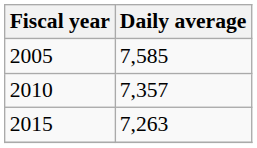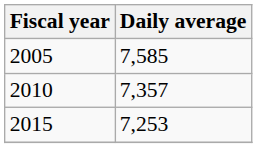(144, 124) 7,263 -> (144, 124) 7,253
